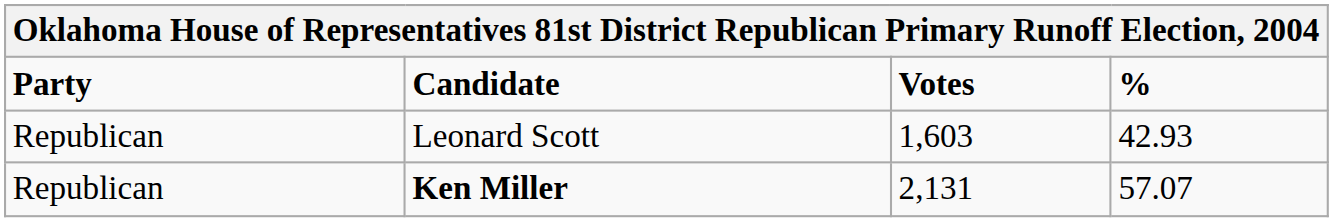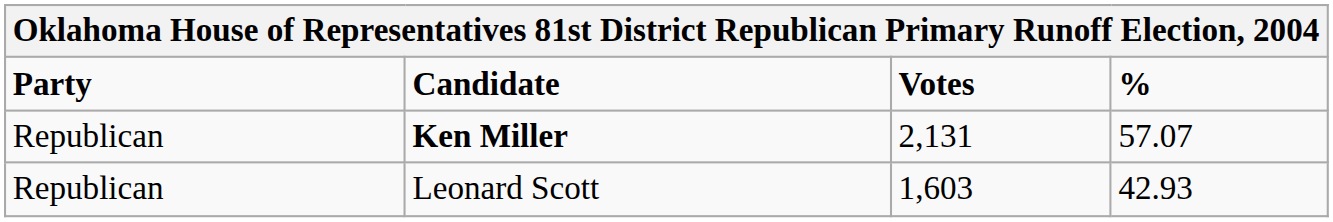rows swapped: (490, 188) <-> (506, 135)
